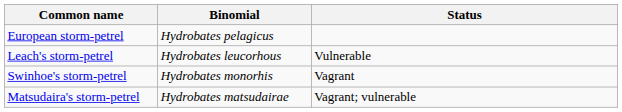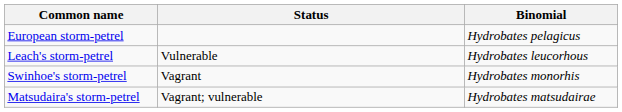columns swapped: (234, 14) <-> (465, 14)
